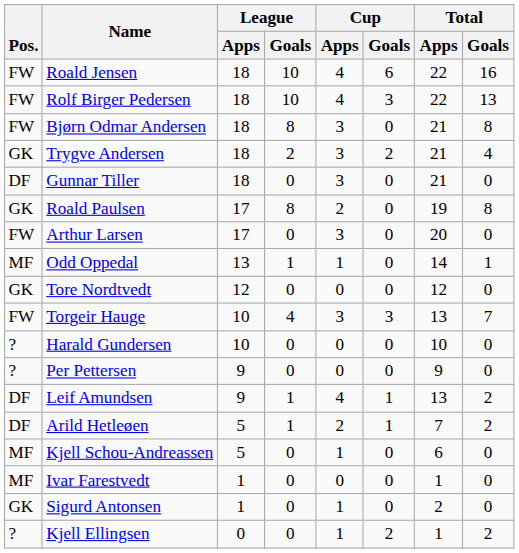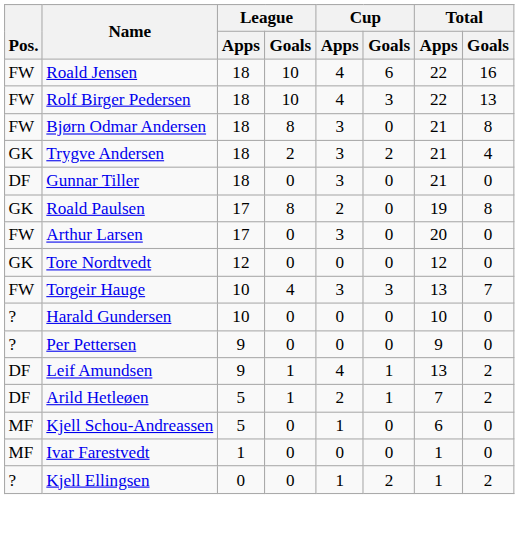- row: (92, 262)
- row: (104, 506)
